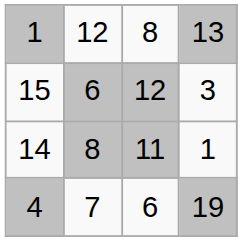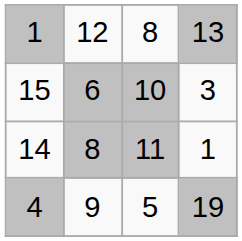(150, 91) 12 -> (150, 91) 10
(92, 206) 7 -> (92, 206) 9
(150, 206) 6 -> (150, 206) 5
